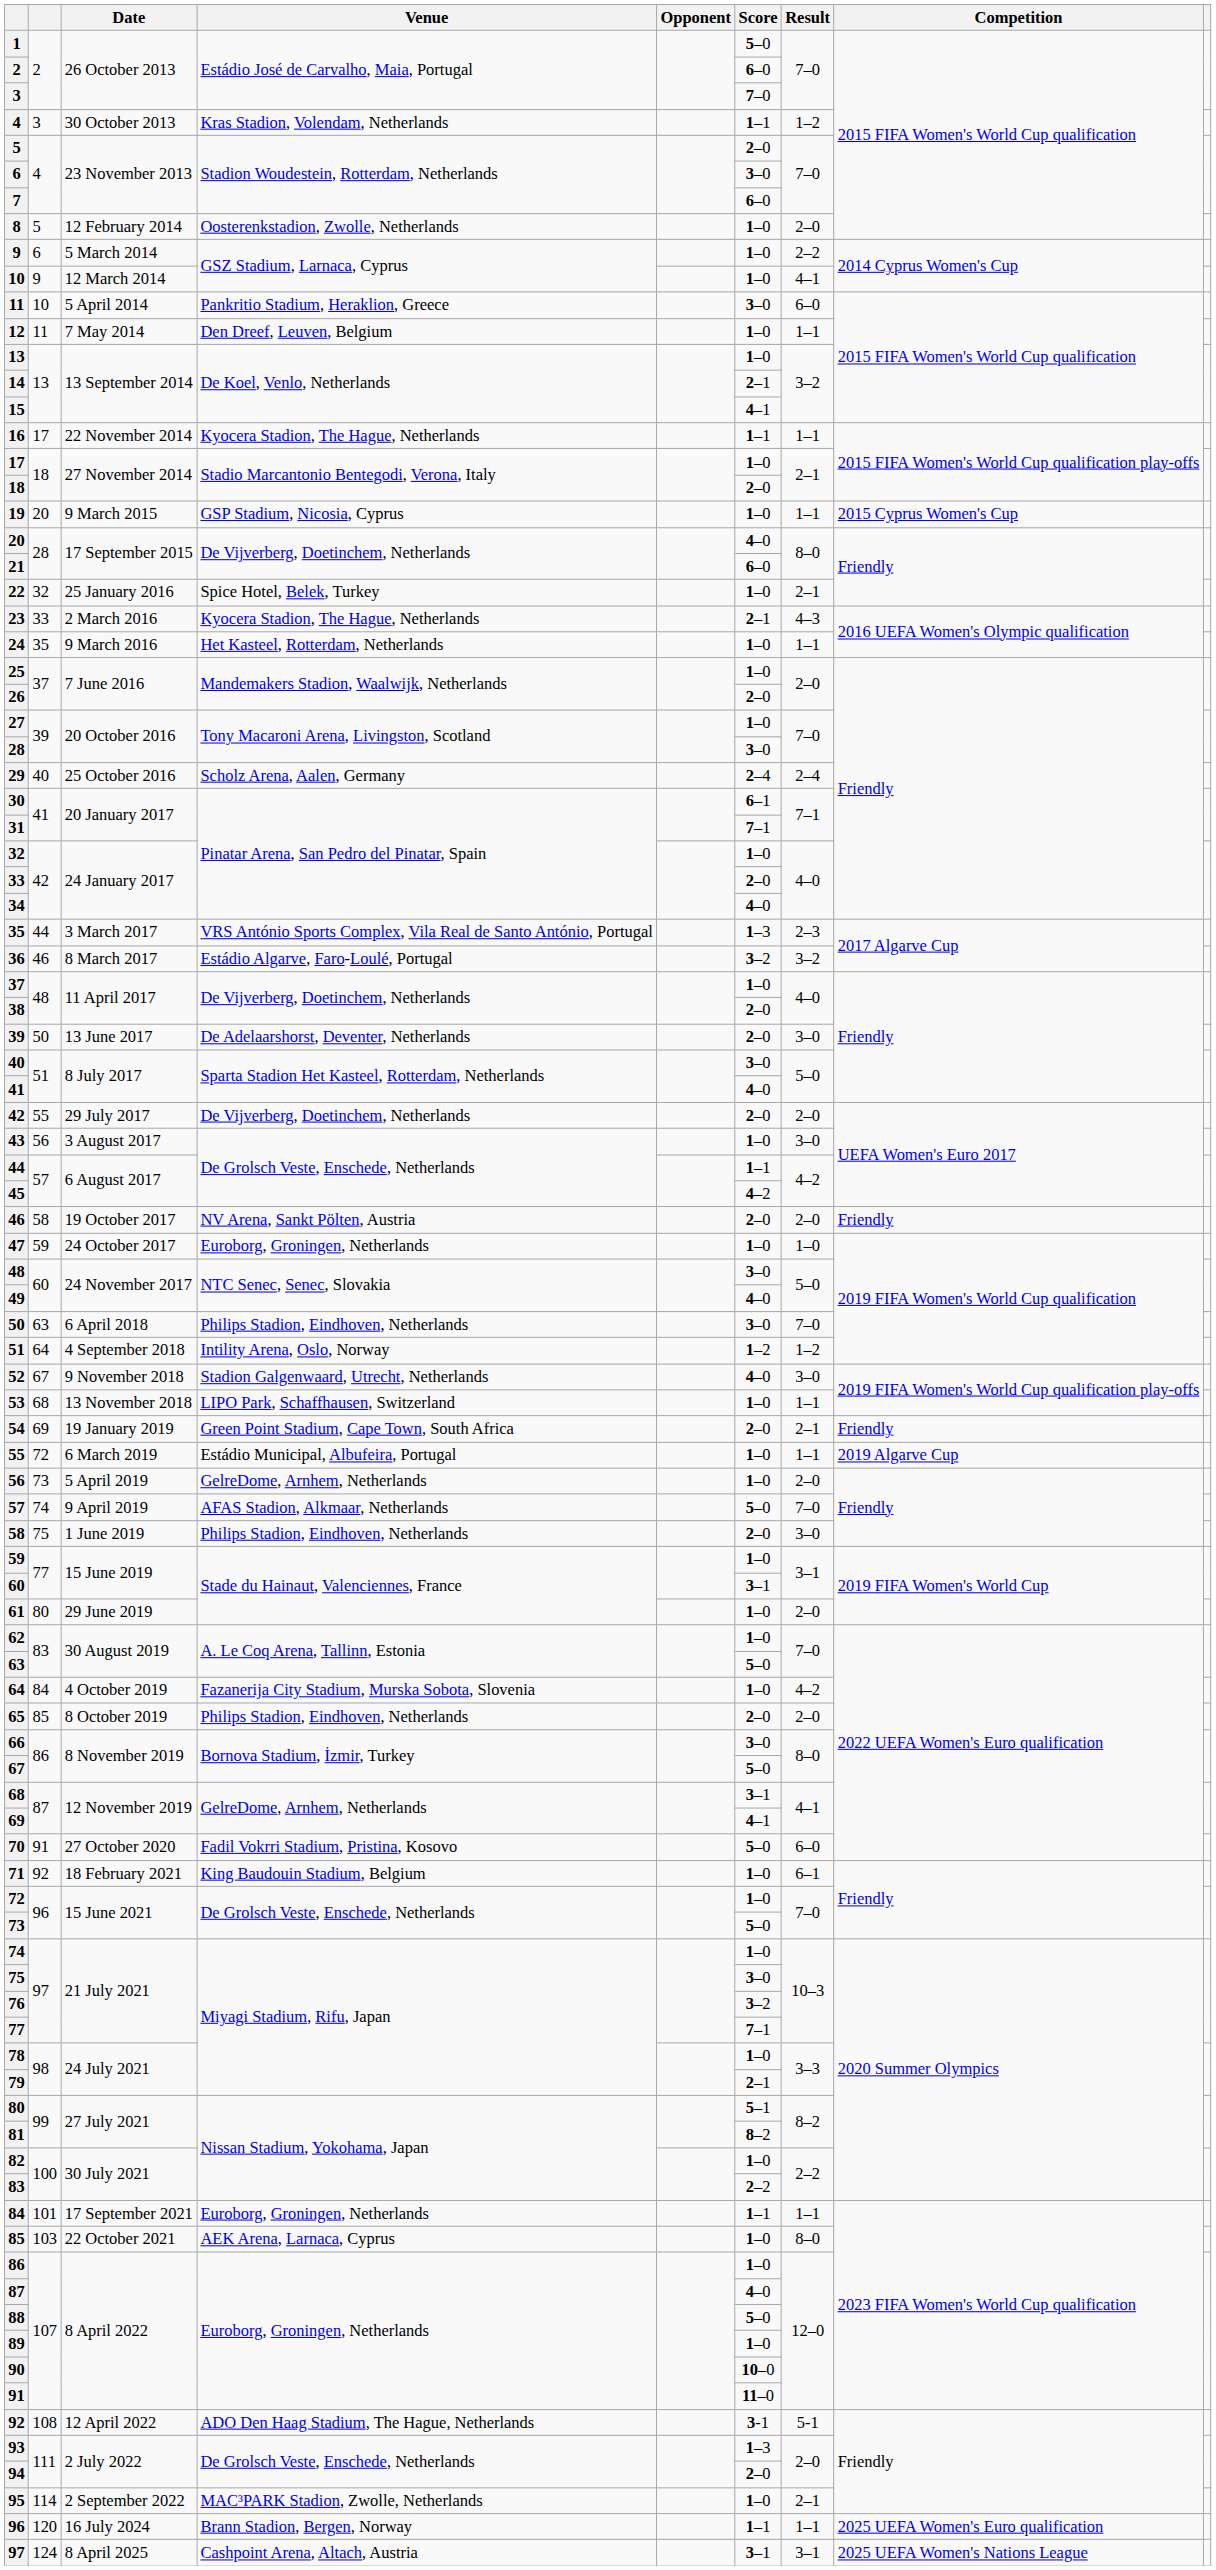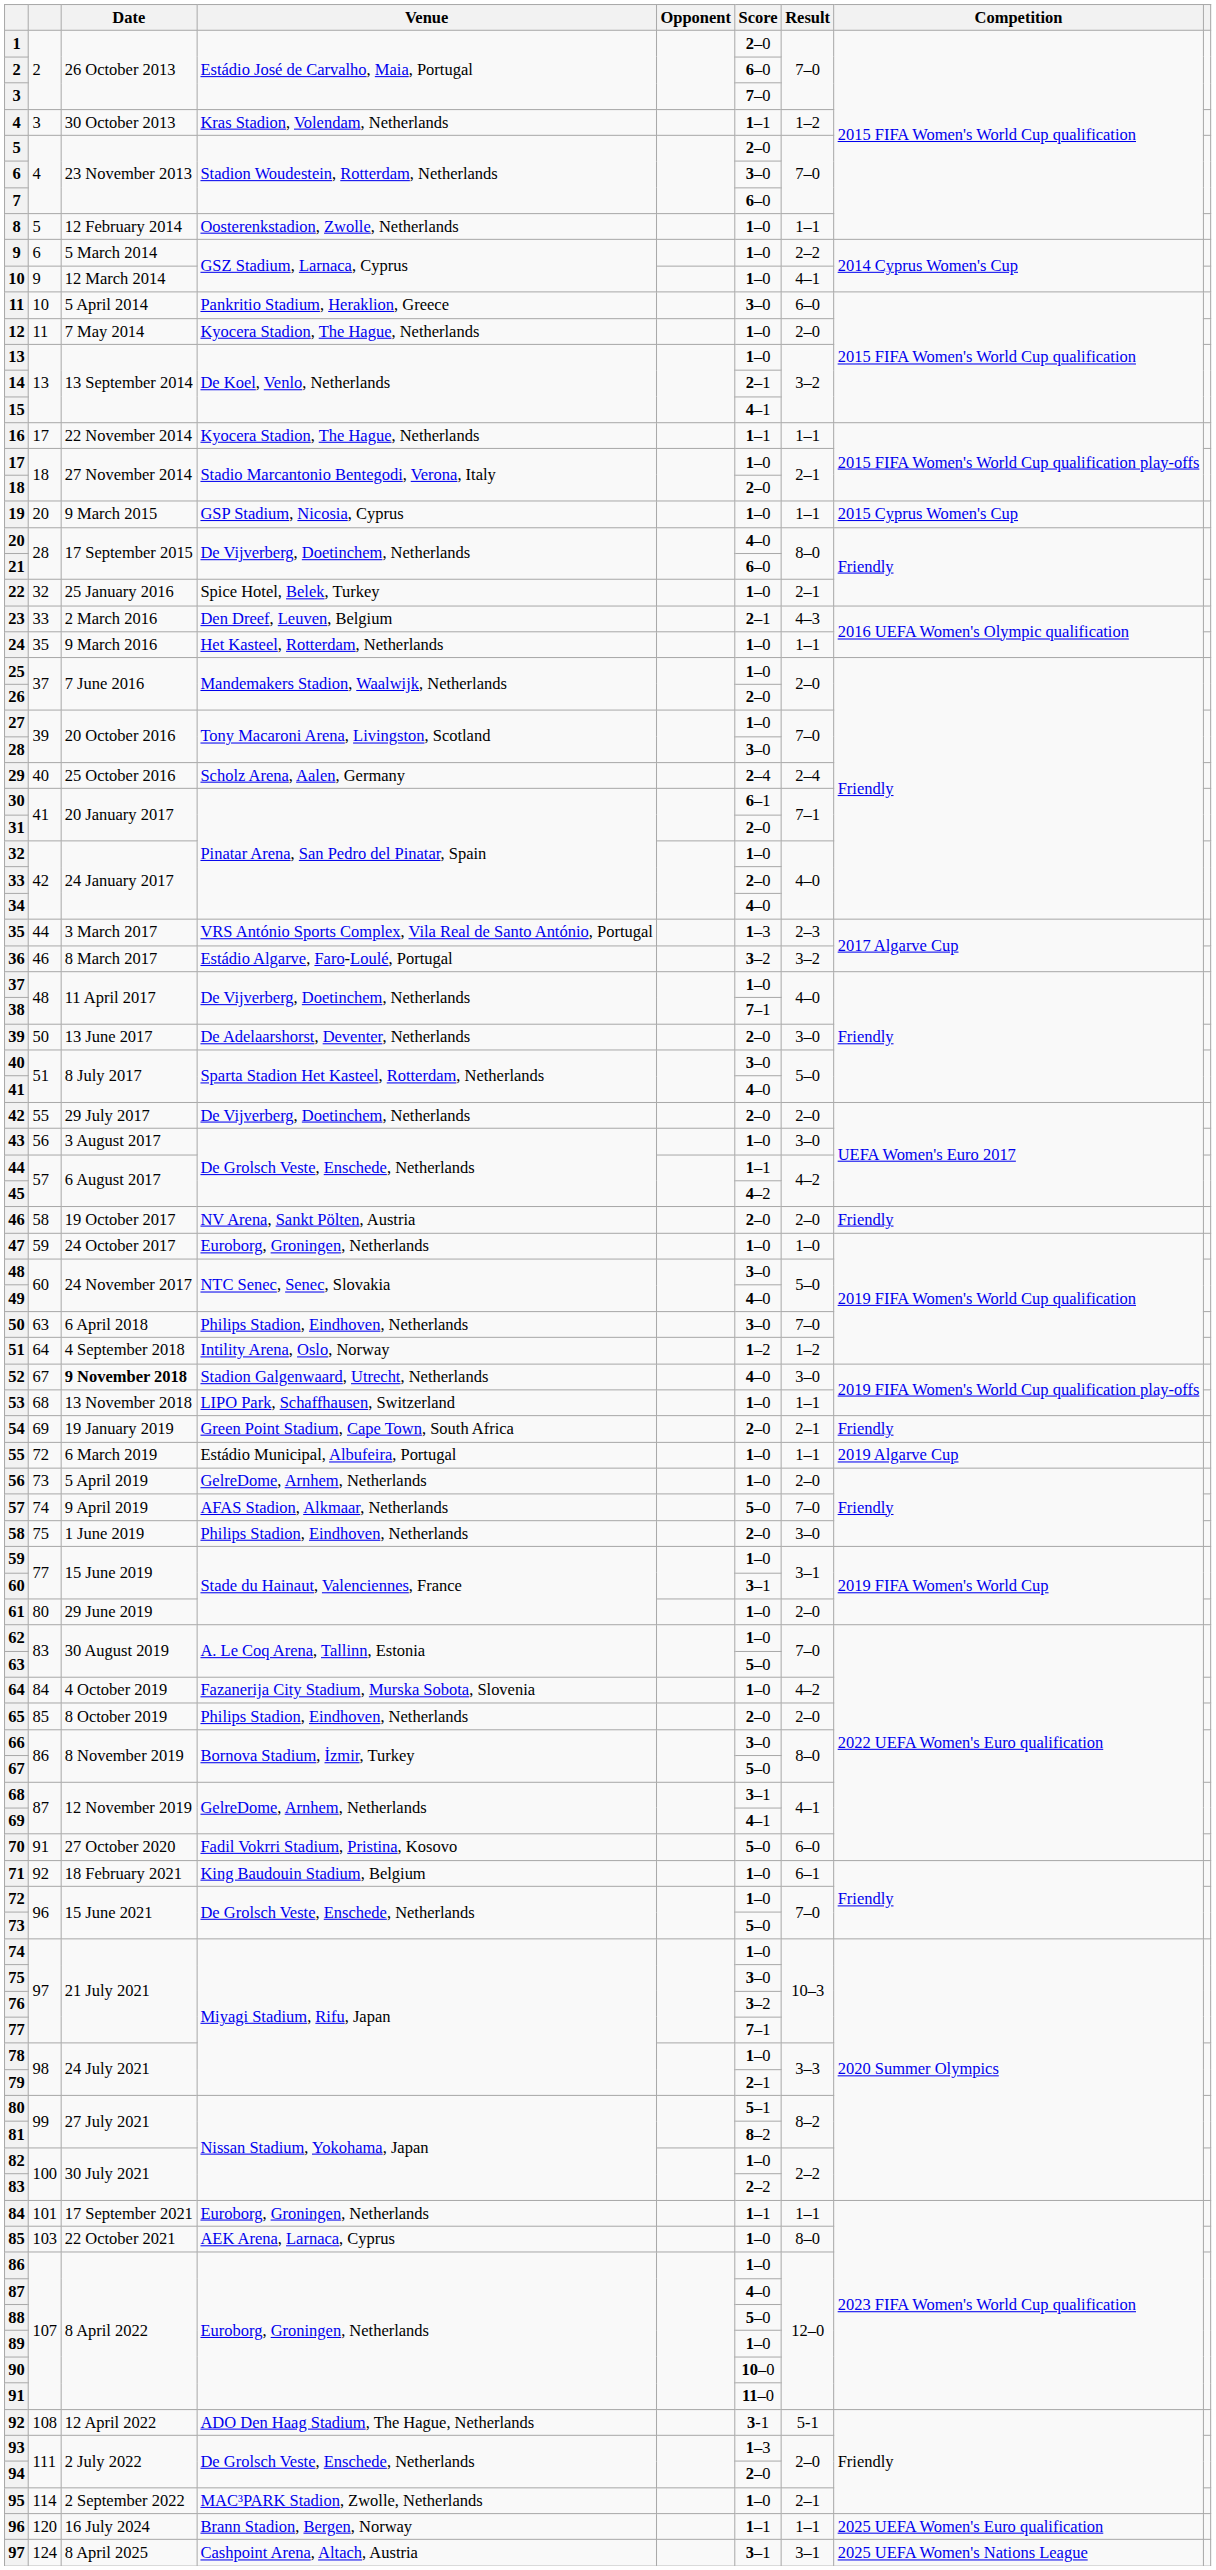(758, 43) 5–0 -> (758, 43) 2–0
(808, 226) 2–0 -> (808, 226) 1–1
(296, 331) Den Dreef, Leuven, Belgium -> (340, 331) Kyocera Stadion, The Hague, Netherlands
(808, 331) 1–1 -> (808, 331) 2–0
(340, 618) Kyocera Stadion, The Hague, Netherlands -> (296, 618) Den Dreef, Leuven, Belgium
(758, 827) 7–1 -> (758, 827) 2–0
(758, 1010) 2–0 -> (758, 1010) 7–1
(124, 1376) normal -> (126, 1376) bold
